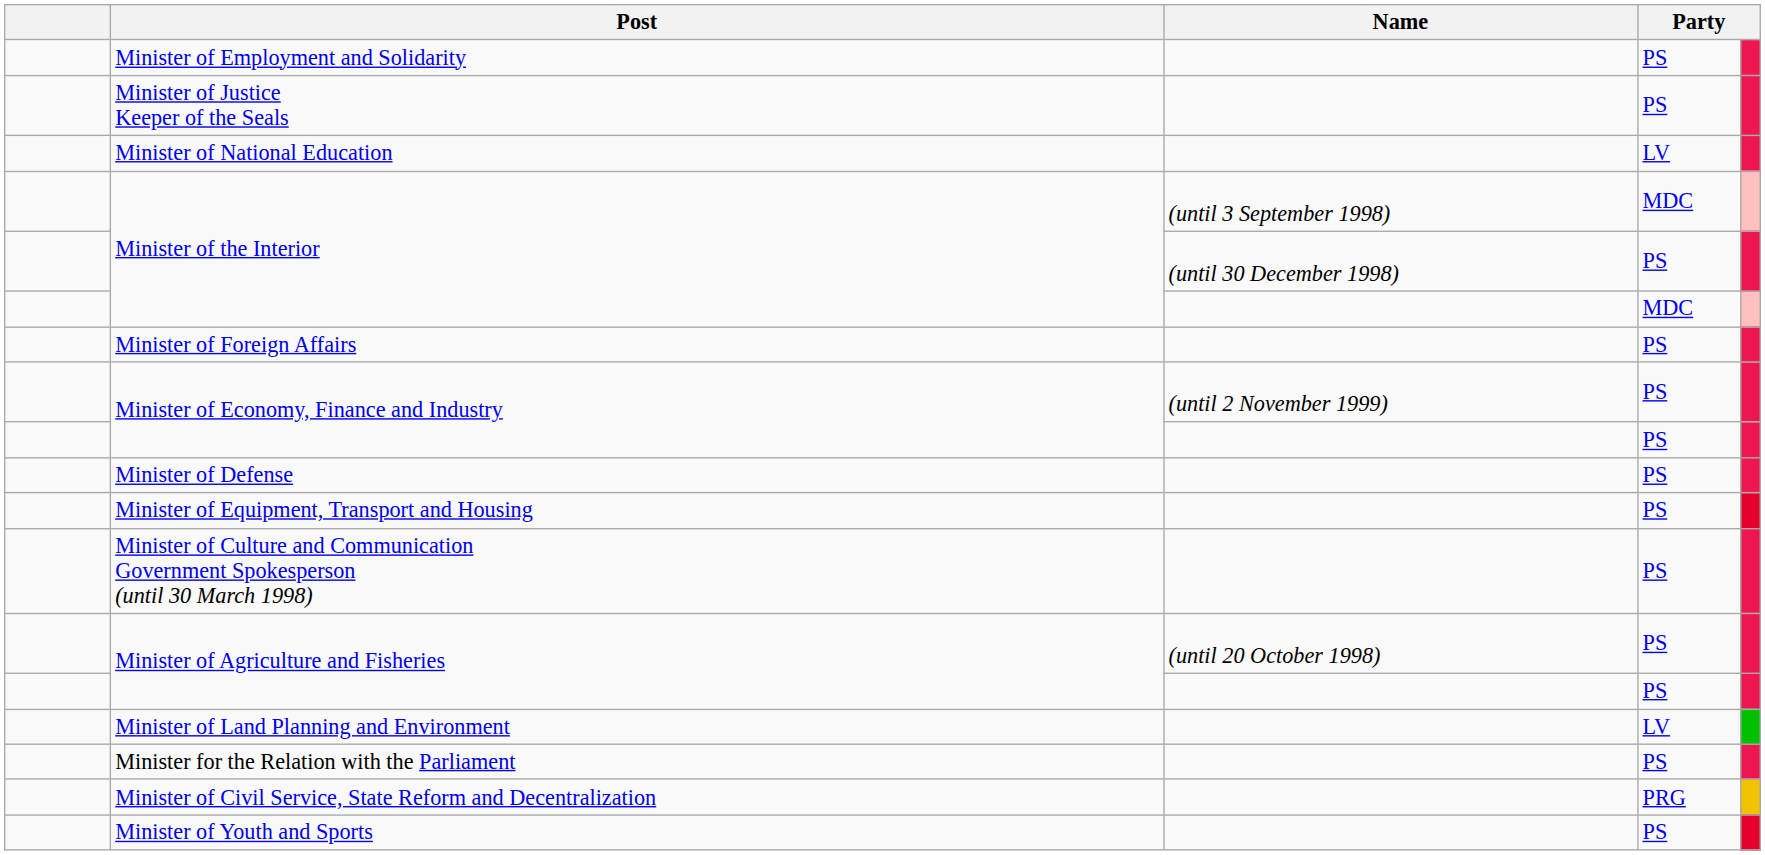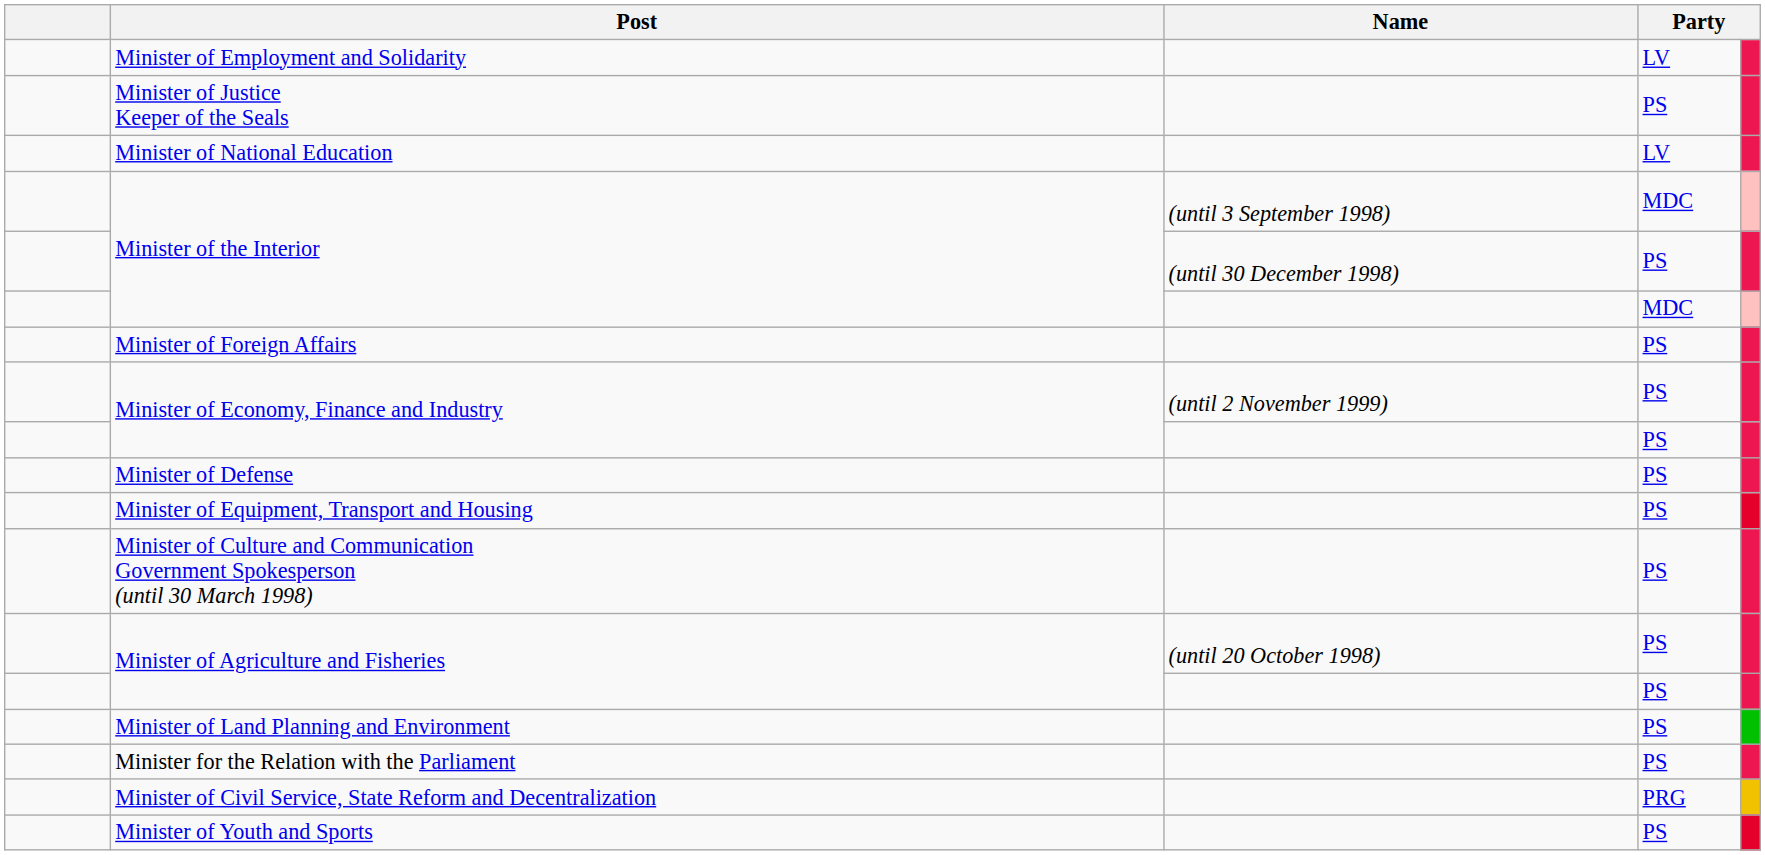(1655, 57) PS -> (1656, 57) LV
(1656, 726) LV -> (1655, 726) PS
